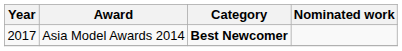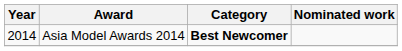(22, 35) 2017 -> (22, 35) 2014
